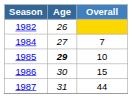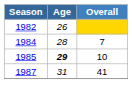(62, 42) 27 -> (62, 42) 28
- row: (26, 72)
(102, 87) 44 -> (102, 72) 41
